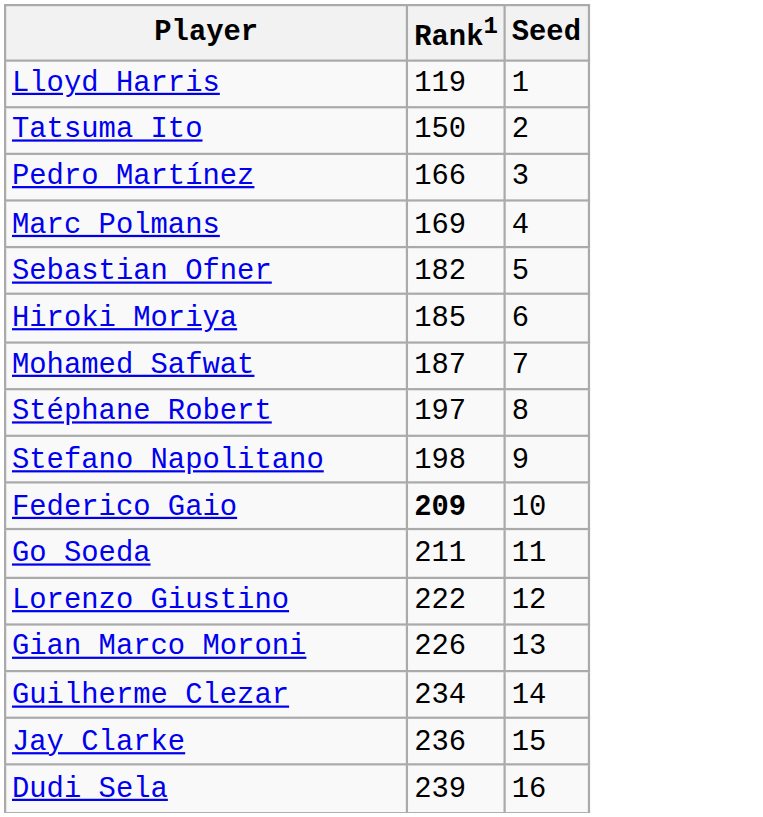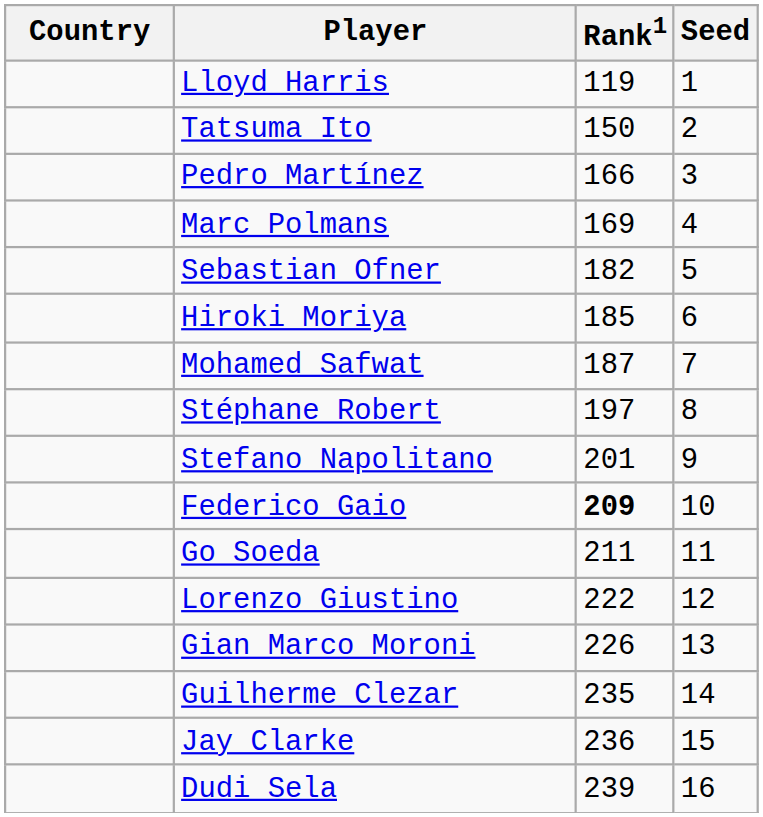+ column: (90, 32)
(440, 459) 198 -> (609, 459) 201
(440, 695) 234 -> (609, 695) 235
